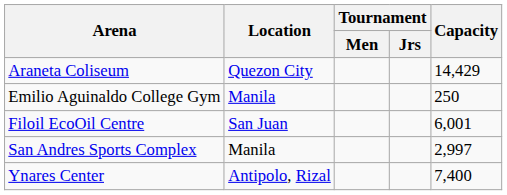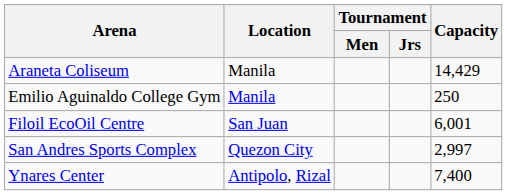(270, 70) Quezon City -> (252, 70) Manila
(252, 149) Manila -> (270, 149) Quezon City
